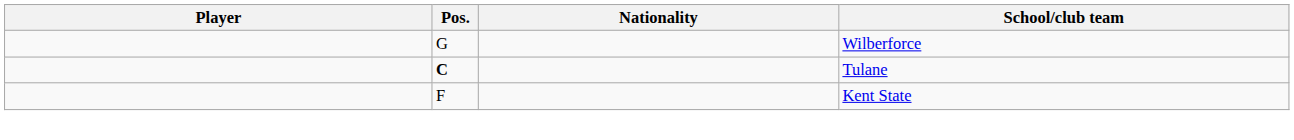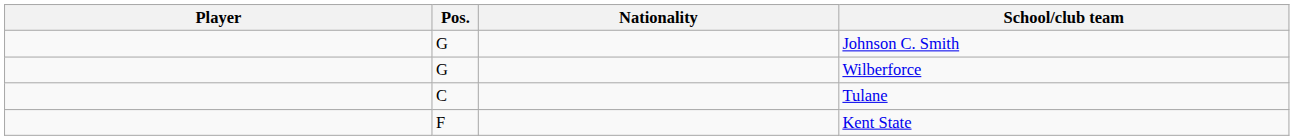+ row: (901, 43)
(442, 69) bold -> (442, 95) normal
